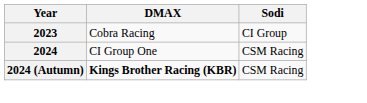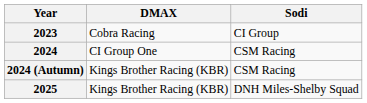(163, 70) bold -> (159, 70) normal
+ row: (45, 88)
